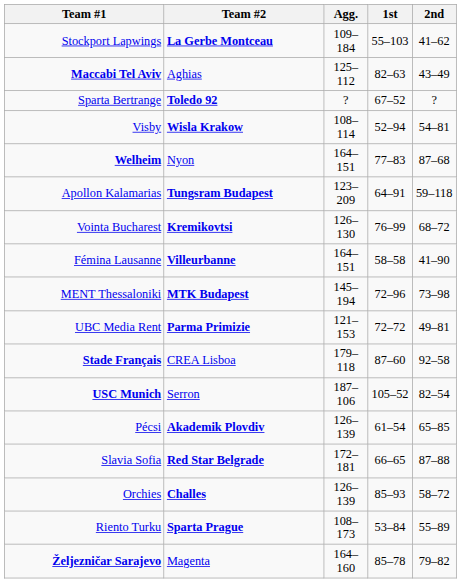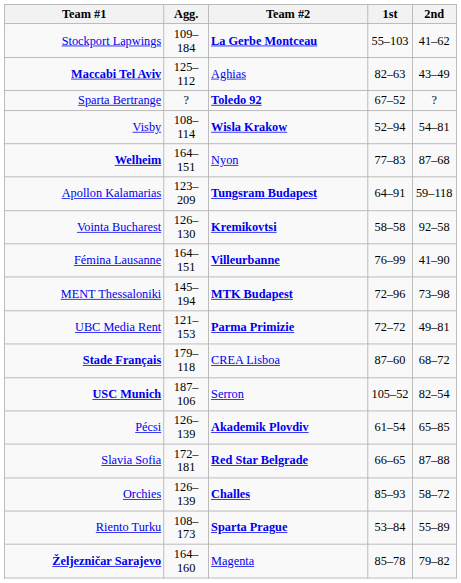columns swapped: (346, 14) <-> (244, 14)
(390, 227) 76–99 -> (390, 227) 58–58
(434, 227) 68–72 -> (434, 227) 92–58
(390, 260) 58–58 -> (390, 260) 76–99
(434, 360) 92–58 -> (434, 360) 68–72
